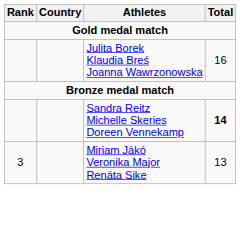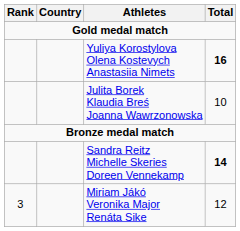+ row: (131, 60)
(220, 60) 16 -> (220, 103) 10
(220, 162) 13 -> (220, 205) 12
